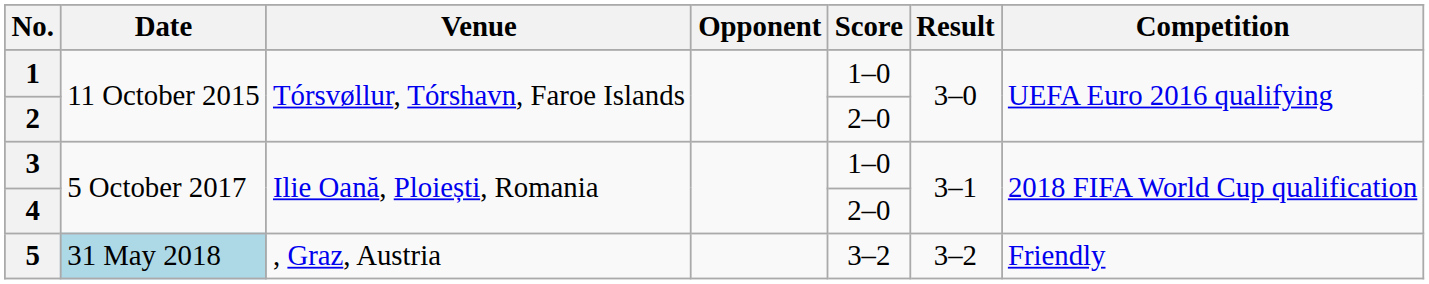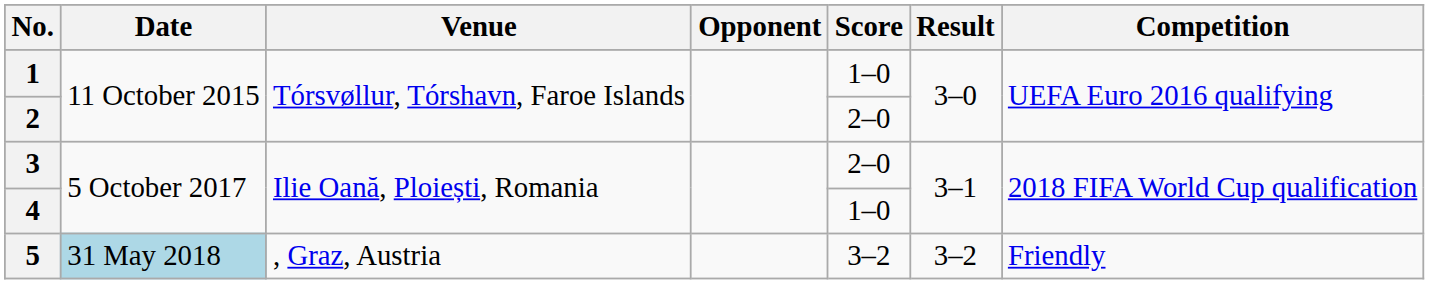(869, 164) 1–0 -> (869, 164) 2–0
(869, 210) 2–0 -> (869, 210) 1–0
